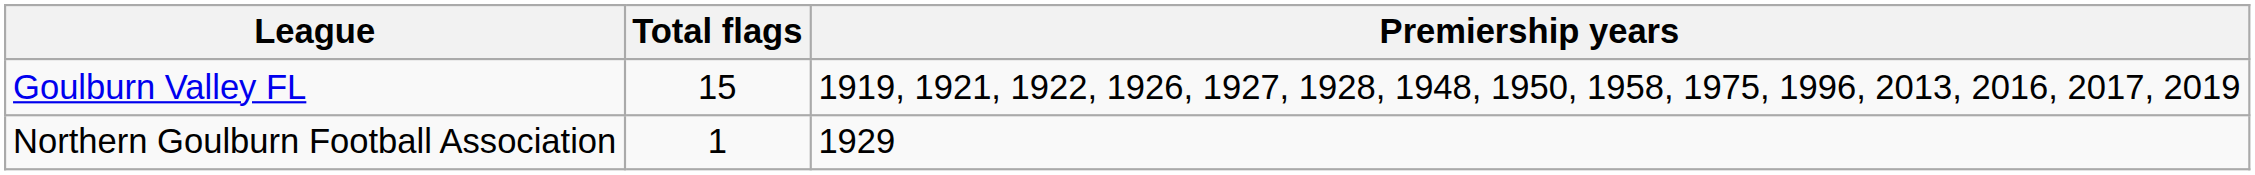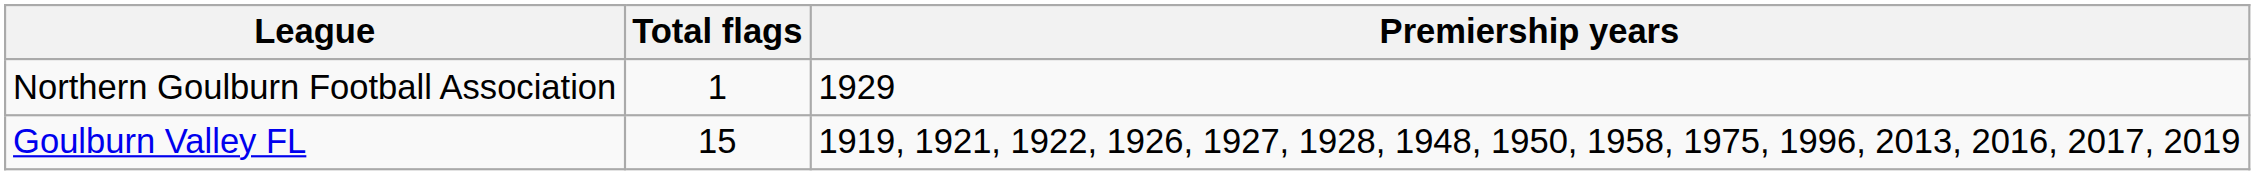rows swapped: (160, 86) <-> (315, 141)
